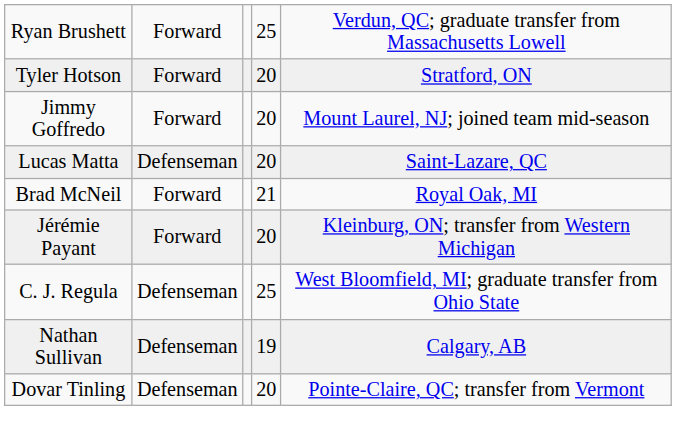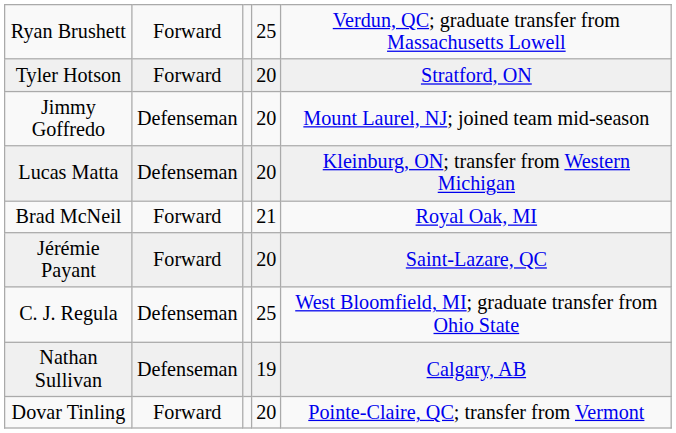(187, 118) Forward -> (187, 118) Defenseman
(476, 161) Saint-Lazare, QC -> (476, 173) Kleinburg, ON; transfer from Western Michigan
(476, 237) Kleinburg, ON; transfer from Western Michigan -> (476, 259) Saint-Lazare, QC
(187, 389) Defenseman -> (187, 412) Forward
